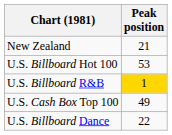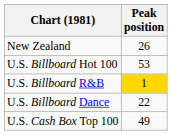(144, 45) 21 -> (144, 45) 26
rows swapped: (58, 121) <-> (63, 102)
